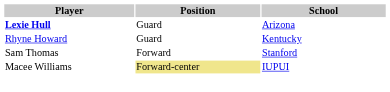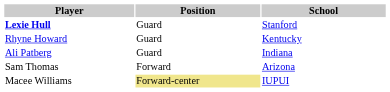(278, 24) Arizona -> (280, 24) Stanford
+ row: (28, 53)
(280, 53) Stanford -> (278, 67) Arizona
